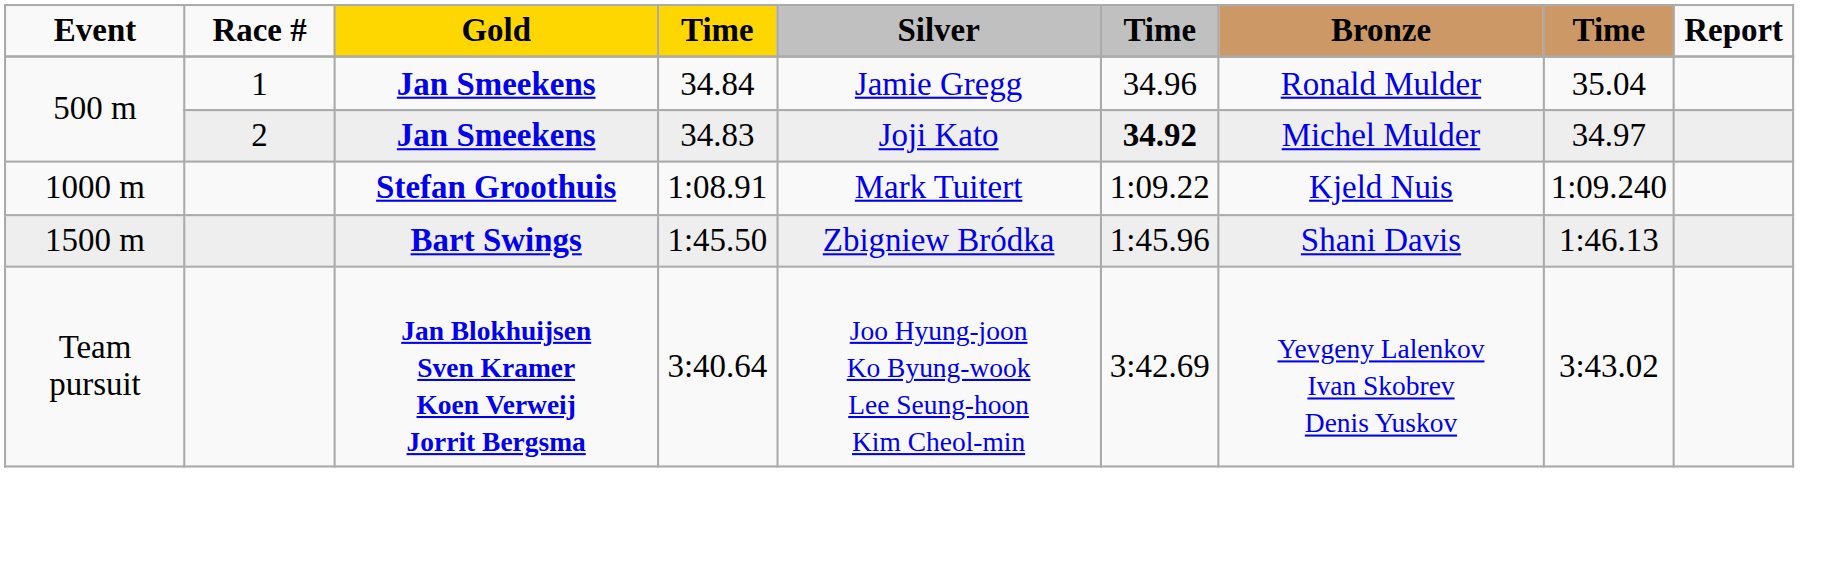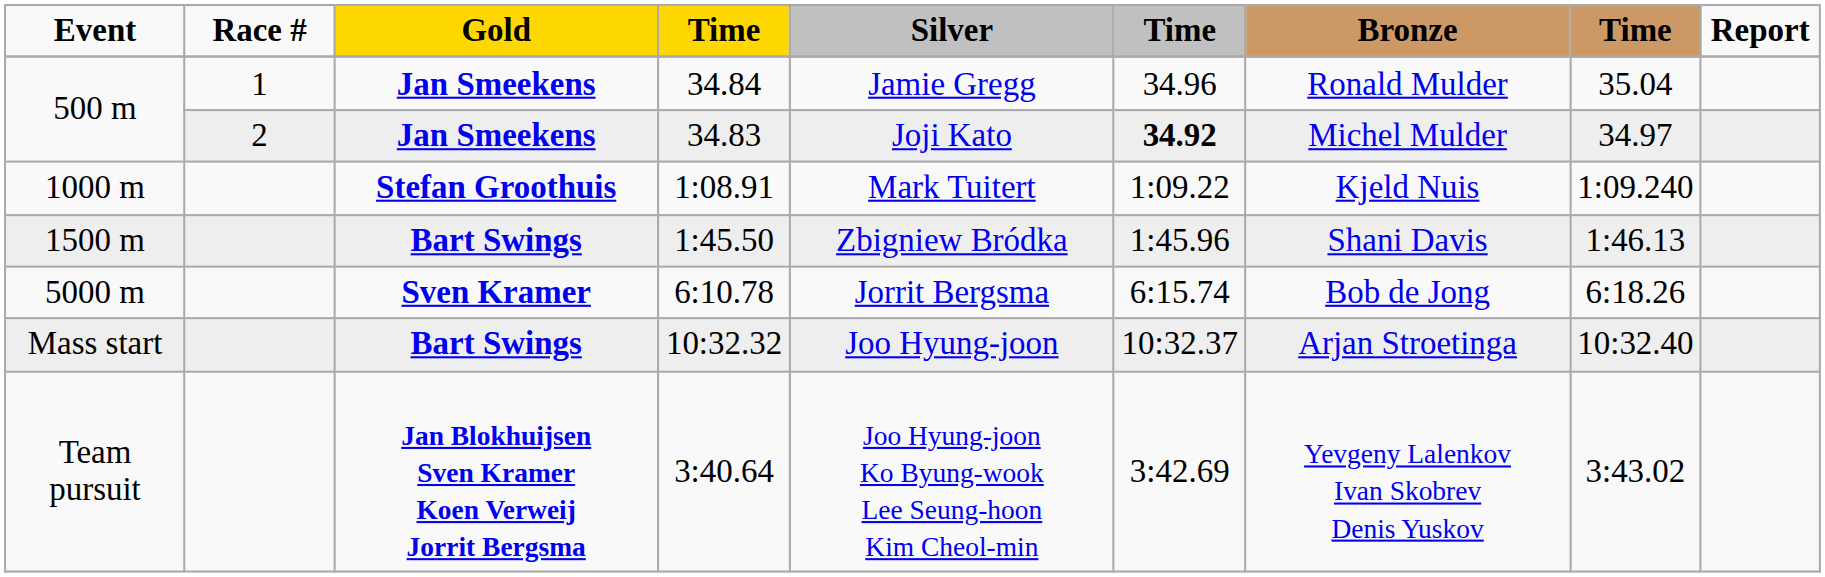+ row: (724, 291)
+ row: (724, 344)
